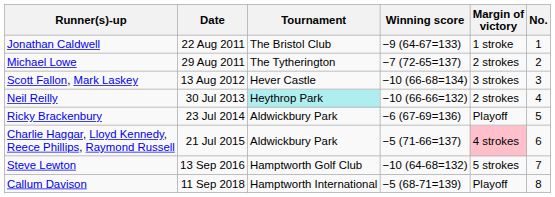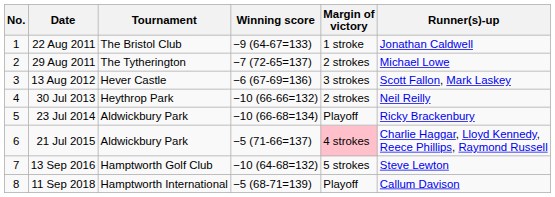columns swapped: (538, 20) <-> (91, 20)
(425, 80) −10 (66-68=134) -> (272, 80) −6 (67-69=136)
(286, 99) paleturquoise background -> (137, 99) no background
(422, 117) −6 (67-69=136) -> (276, 117) −10 (66-68=134)
